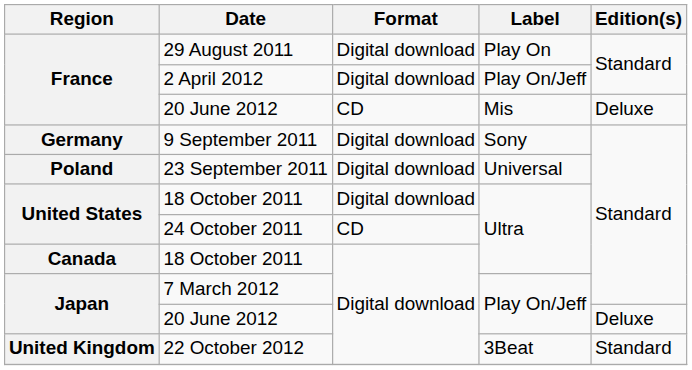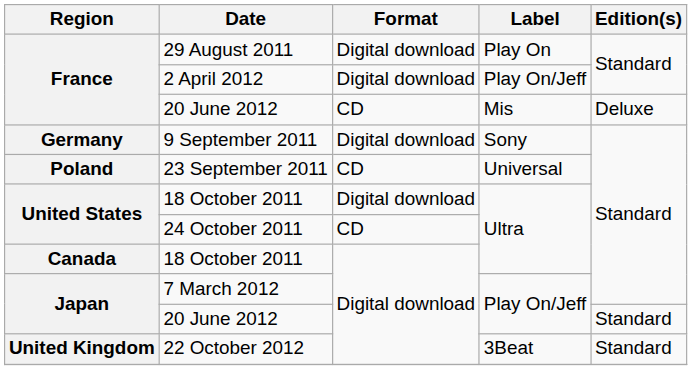(406, 169) Digital download -> (350, 169) CD
(624, 318) Deluxe -> (633, 318) Standard
